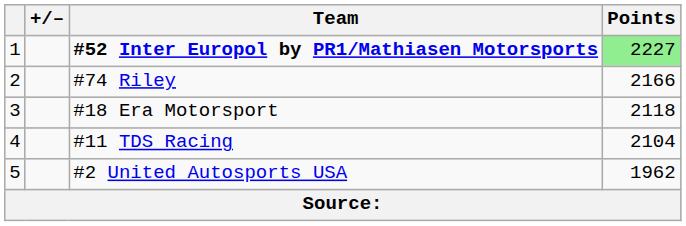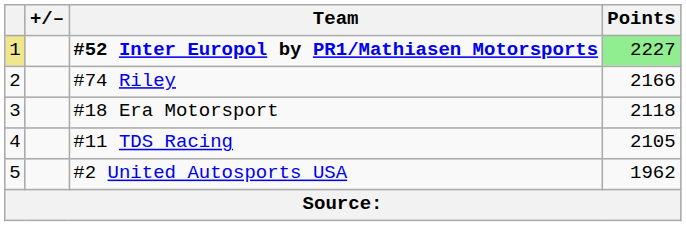(15, 51) no background -> (15, 51) khaki background
(653, 143) 2104 -> (653, 143) 2105
